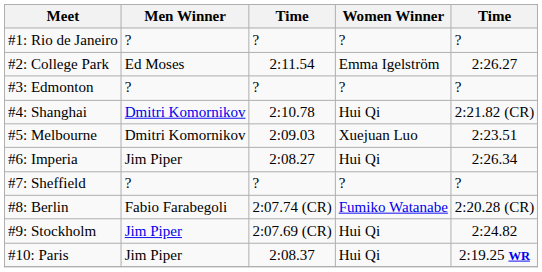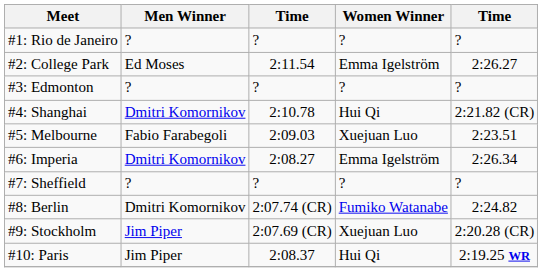(185, 135) Dmitri Komornikov -> (176, 135) Fabio Farabegoli
(153, 159) Jim Piper -> (185, 159) Dmitri Komornikov
(359, 159) Hui Qi -> (389, 159) Emma Igelström
(176, 207) Fabio Farabegoli -> (185, 207) Dmitri Komornikov
(495, 207) 2:20.28 (CR) -> (495, 207) 2:24.82
(359, 231) Hui Qi -> (378, 231) Xuejuan Luo
(495, 231) 2:24.82 -> (495, 231) 2:20.28 (CR)
